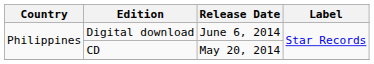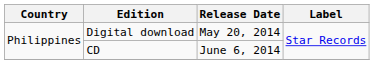(240, 32) June 6, 2014 -> (240, 32) May 20, 2014
(240, 50) May 20, 2014 -> (240, 50) June 6, 2014
